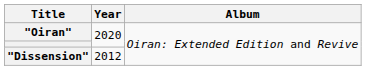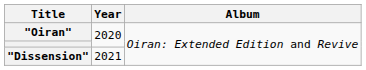(108, 56) 2012 -> (108, 56) 2021
